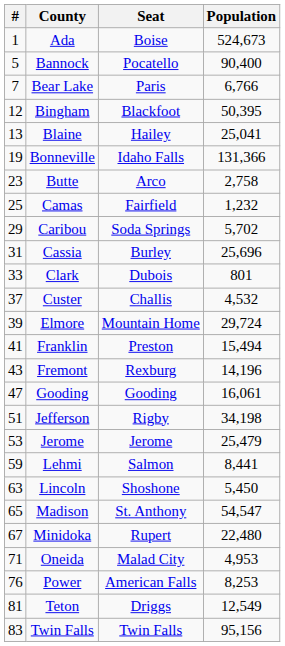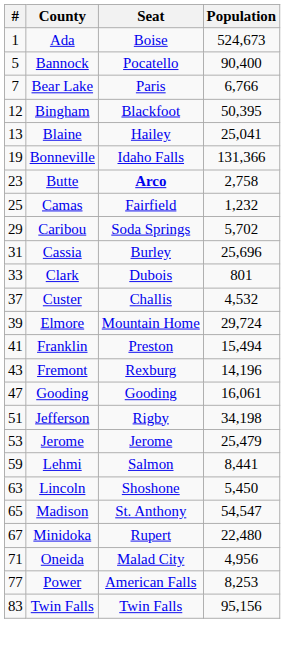(151, 181) normal -> (151, 181) bold
(241, 559) 4,953 -> (241, 559) 4,956
(15, 582) 76 -> (15, 582) 77
- row: (62, 606)
